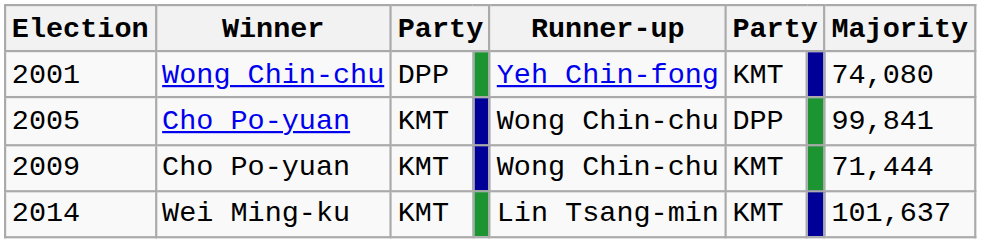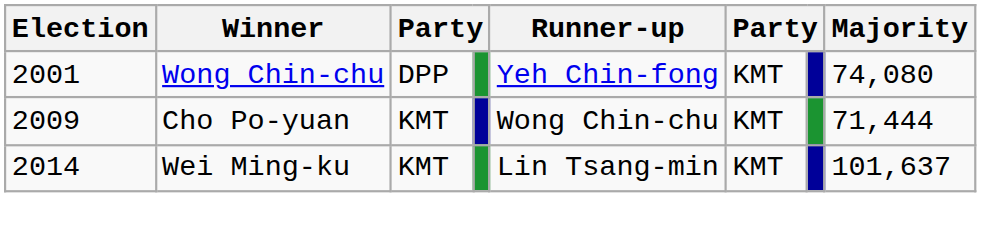- row: (46, 121)
